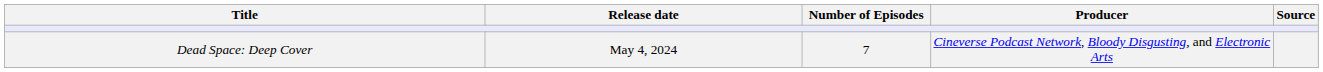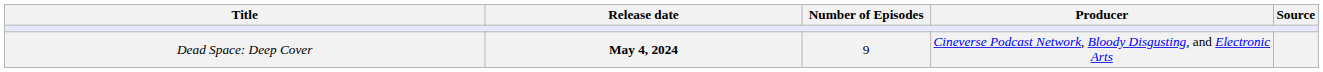(643, 49) normal -> (643, 49) bold
(866, 49) 7 -> (866, 49) 9
